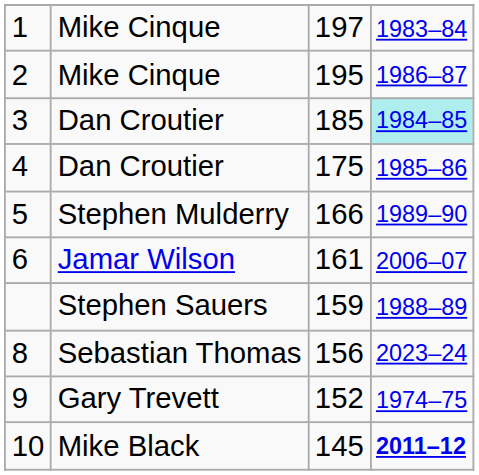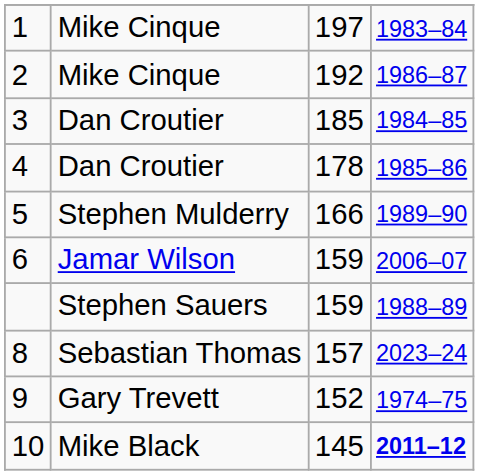(339, 74) 195 -> (339, 74) 192
(422, 121) paleturquoise background -> (422, 121) no background
(339, 167) 175 -> (339, 167) 178
(339, 259) 161 -> (339, 259) 159
(339, 352) 156 -> (339, 352) 157
